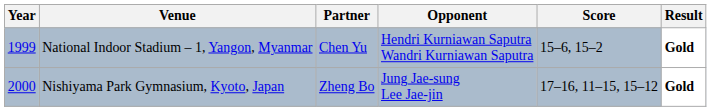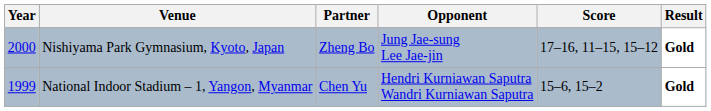rows swapped: (177, 47) <-> (163, 87)
